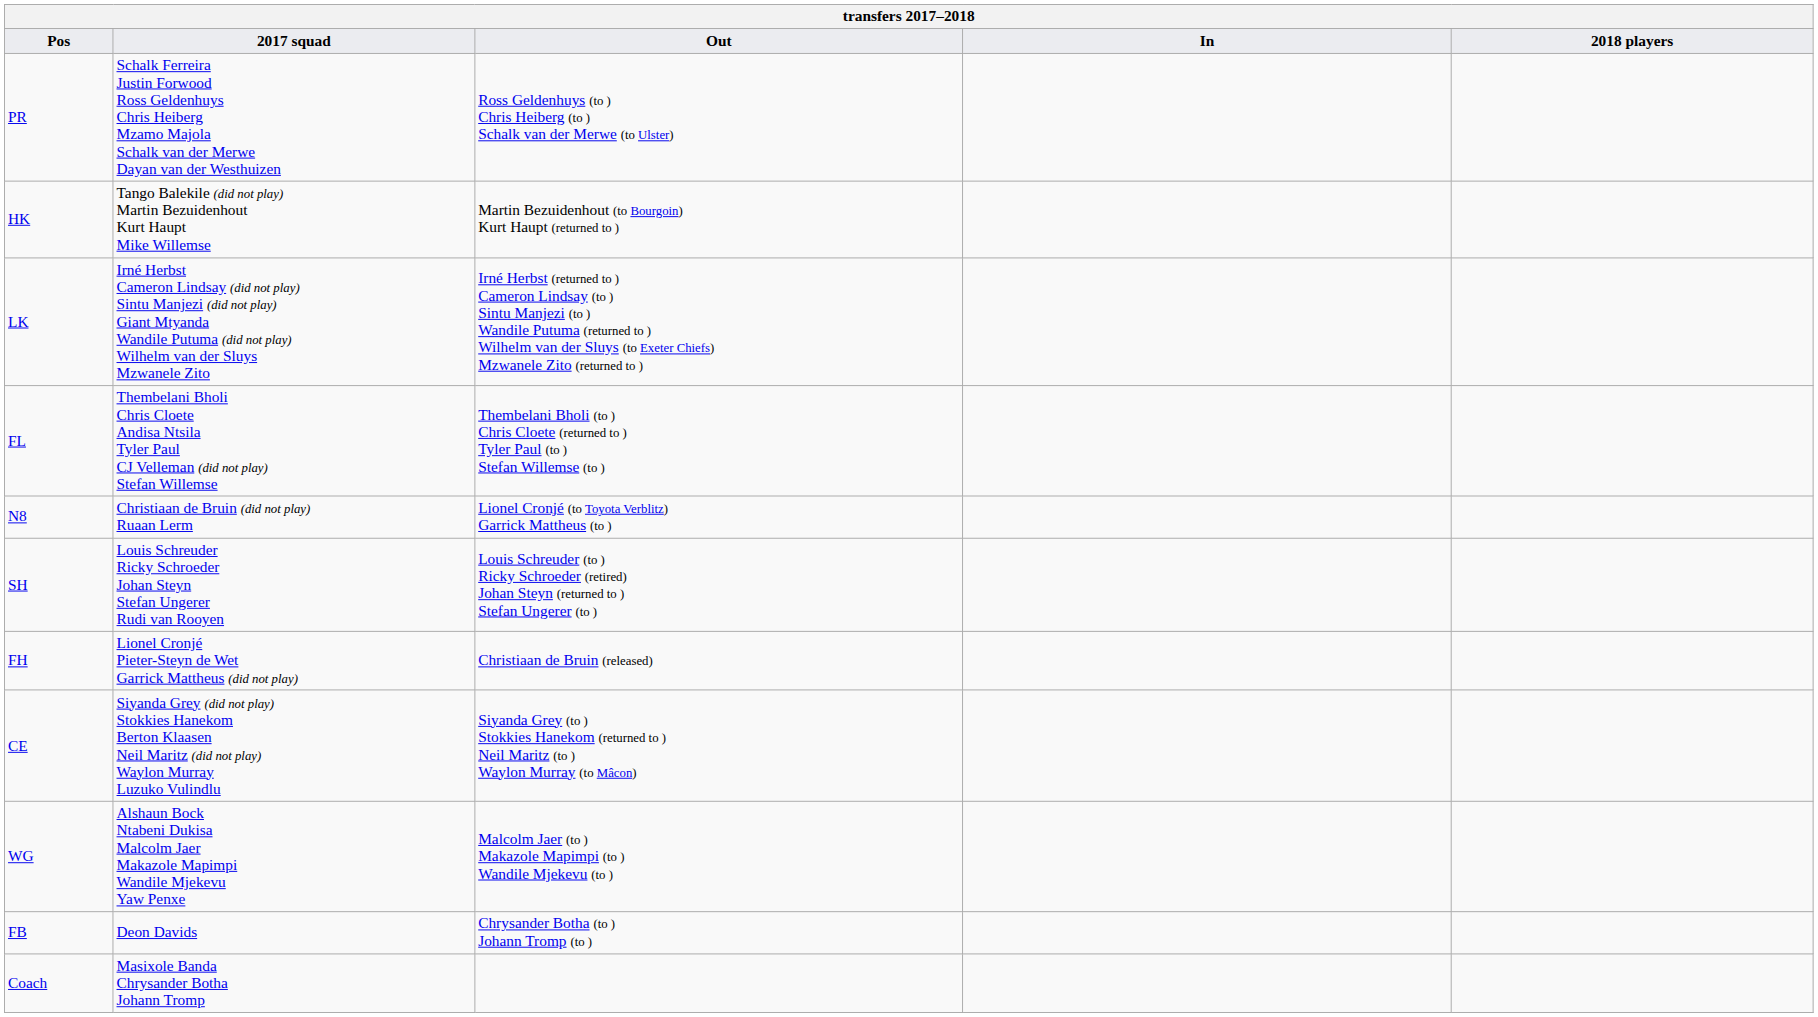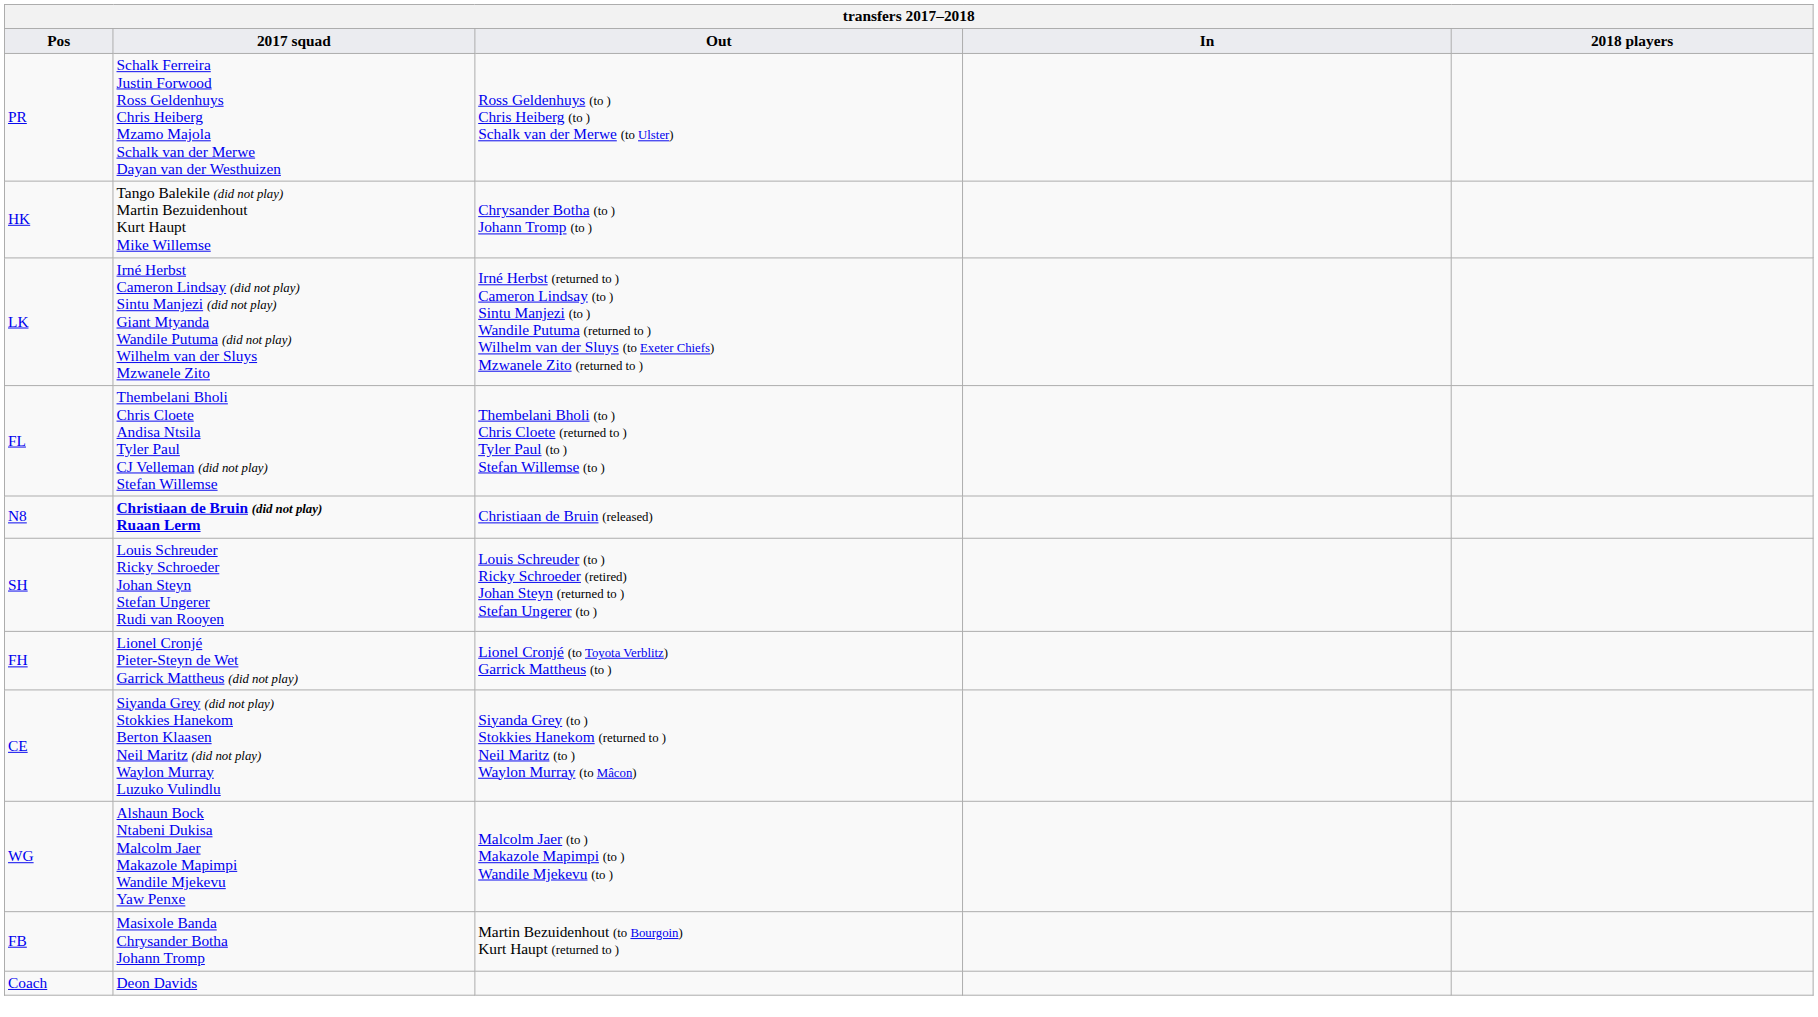(581, 219) Martin Bezuidenhout (to Bourgoin) Kurt Haupt (returned to ) -> (547, 219) Chrysander Botha (to ) Johann Tromp (to )
(213, 517) normal -> (219, 517) bold
(573, 517) Lionel Cronjé (to Toyota Verblitz) Garrick Mattheus (to ) -> (565, 517) Christiaan de Bruin (released)
(565, 660) Christiaan de Bruin (released) -> (573, 660) Lionel Cronjé (to Toyota Verblitz) Garrick Mattheus (to )
(157, 932) Deon Davids -> (172, 941) Masixole Banda Chrysander Botha Johann Tromp
(547, 932) Chrysander Botha (to ) Johann Tromp (to ) -> (581, 941) Martin Bezuidenhout (to Bourgoin) Kurt Haupt (returned to )
(172, 982) Masixole Banda Chrysander Botha Johann Tromp -> (157, 982) Deon Davids
